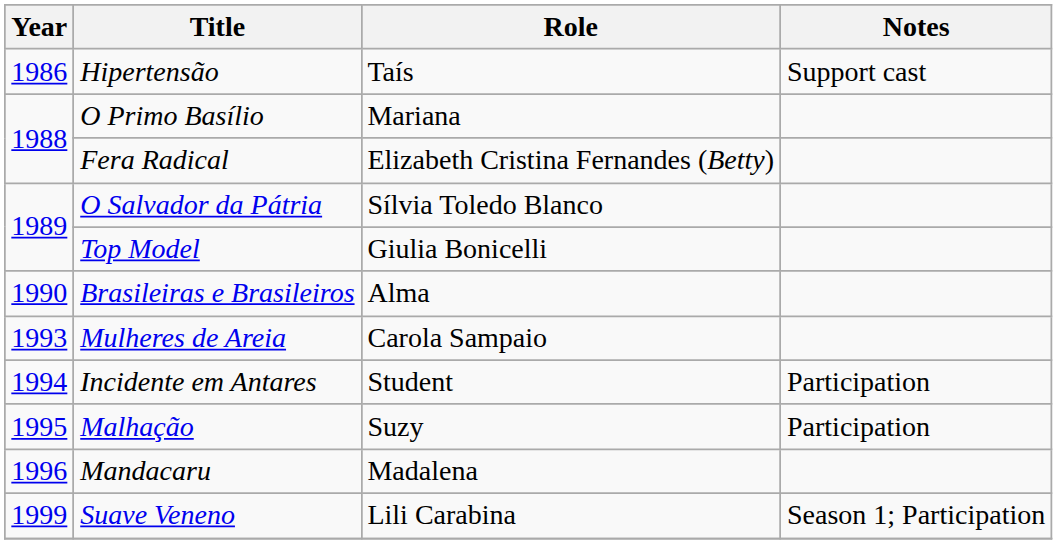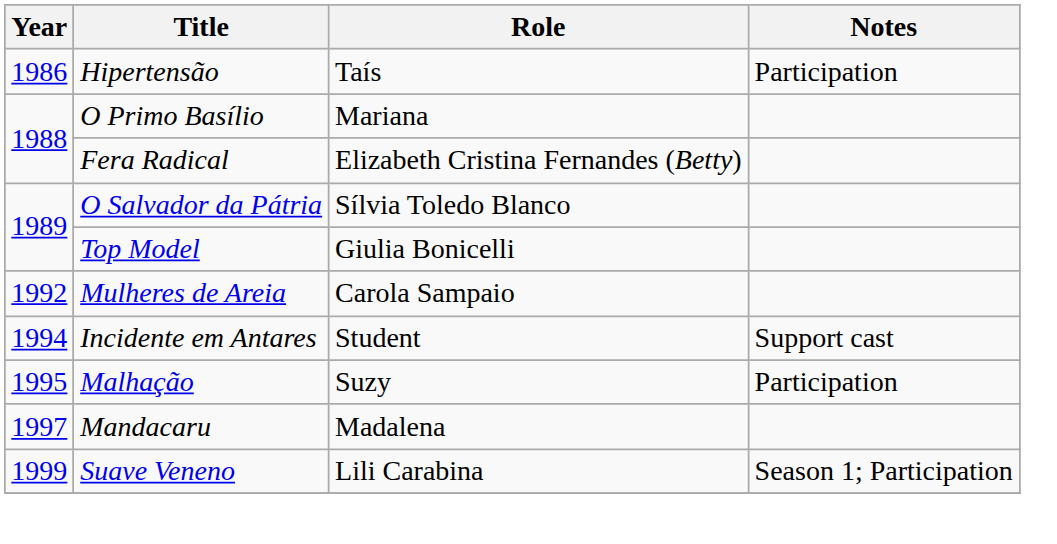(857, 71) Support cast -> (826, 71) Participation
- row: (217, 293)
(39, 337) 1993 -> (39, 293) 1992
(859, 381) Participation -> (824, 337) Support cast
(39, 470) 1996 -> (39, 426) 1997
